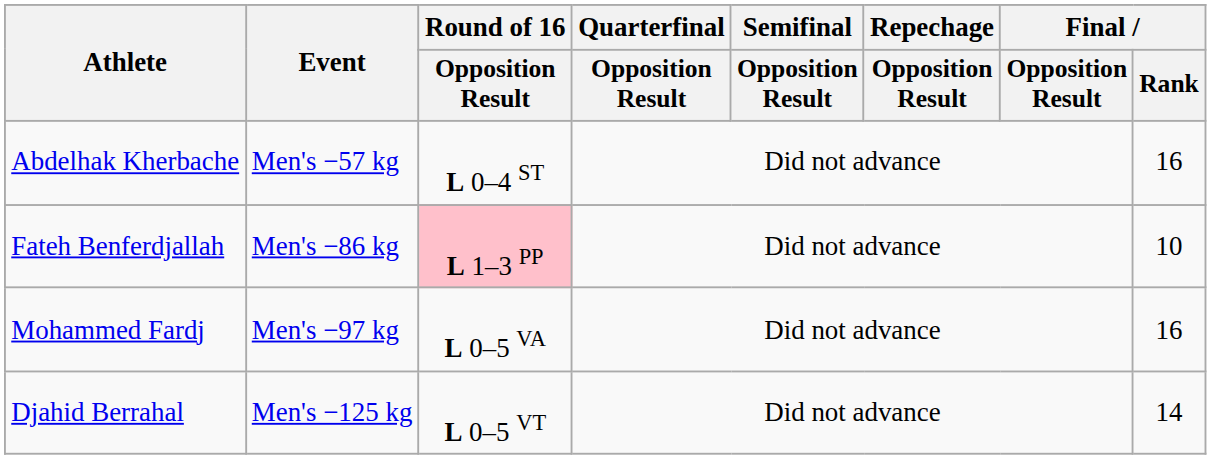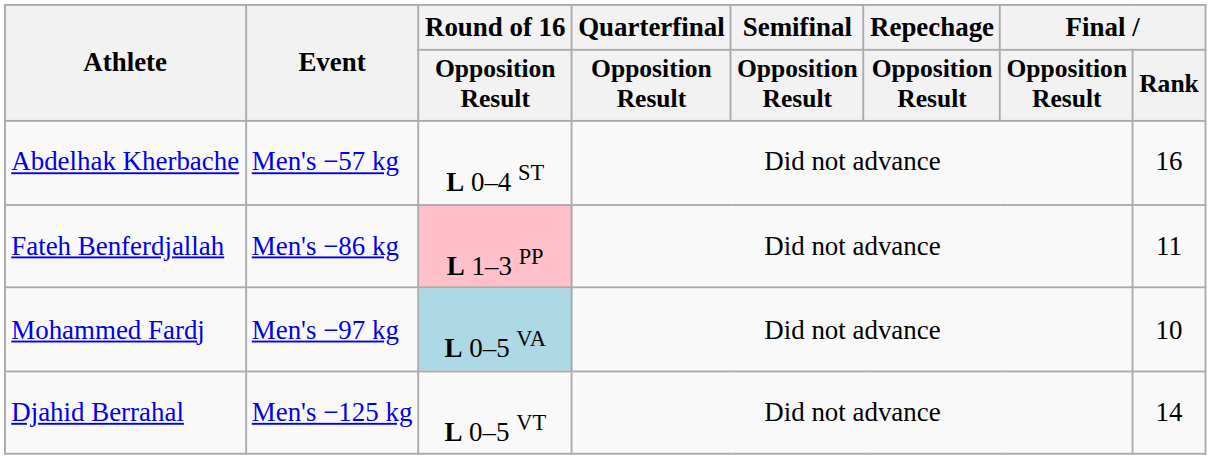(1169, 246) 10 -> (1169, 246) 11
(495, 345) no background -> (495, 345) lightblue background
(1169, 329) 16 -> (1169, 329) 10
